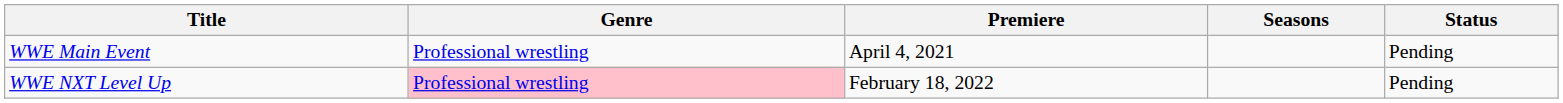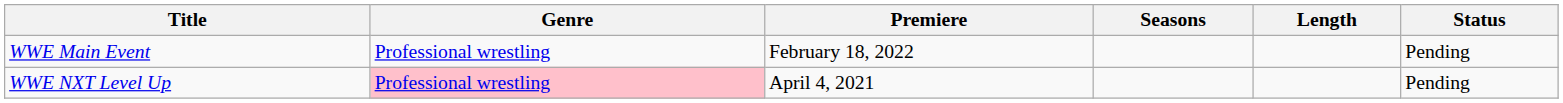+ column: (1327, 20)
(902, 51) April 4, 2021 -> (841, 51) February 18, 2022
(921, 82) February 18, 2022 -> (822, 82) April 4, 2021
